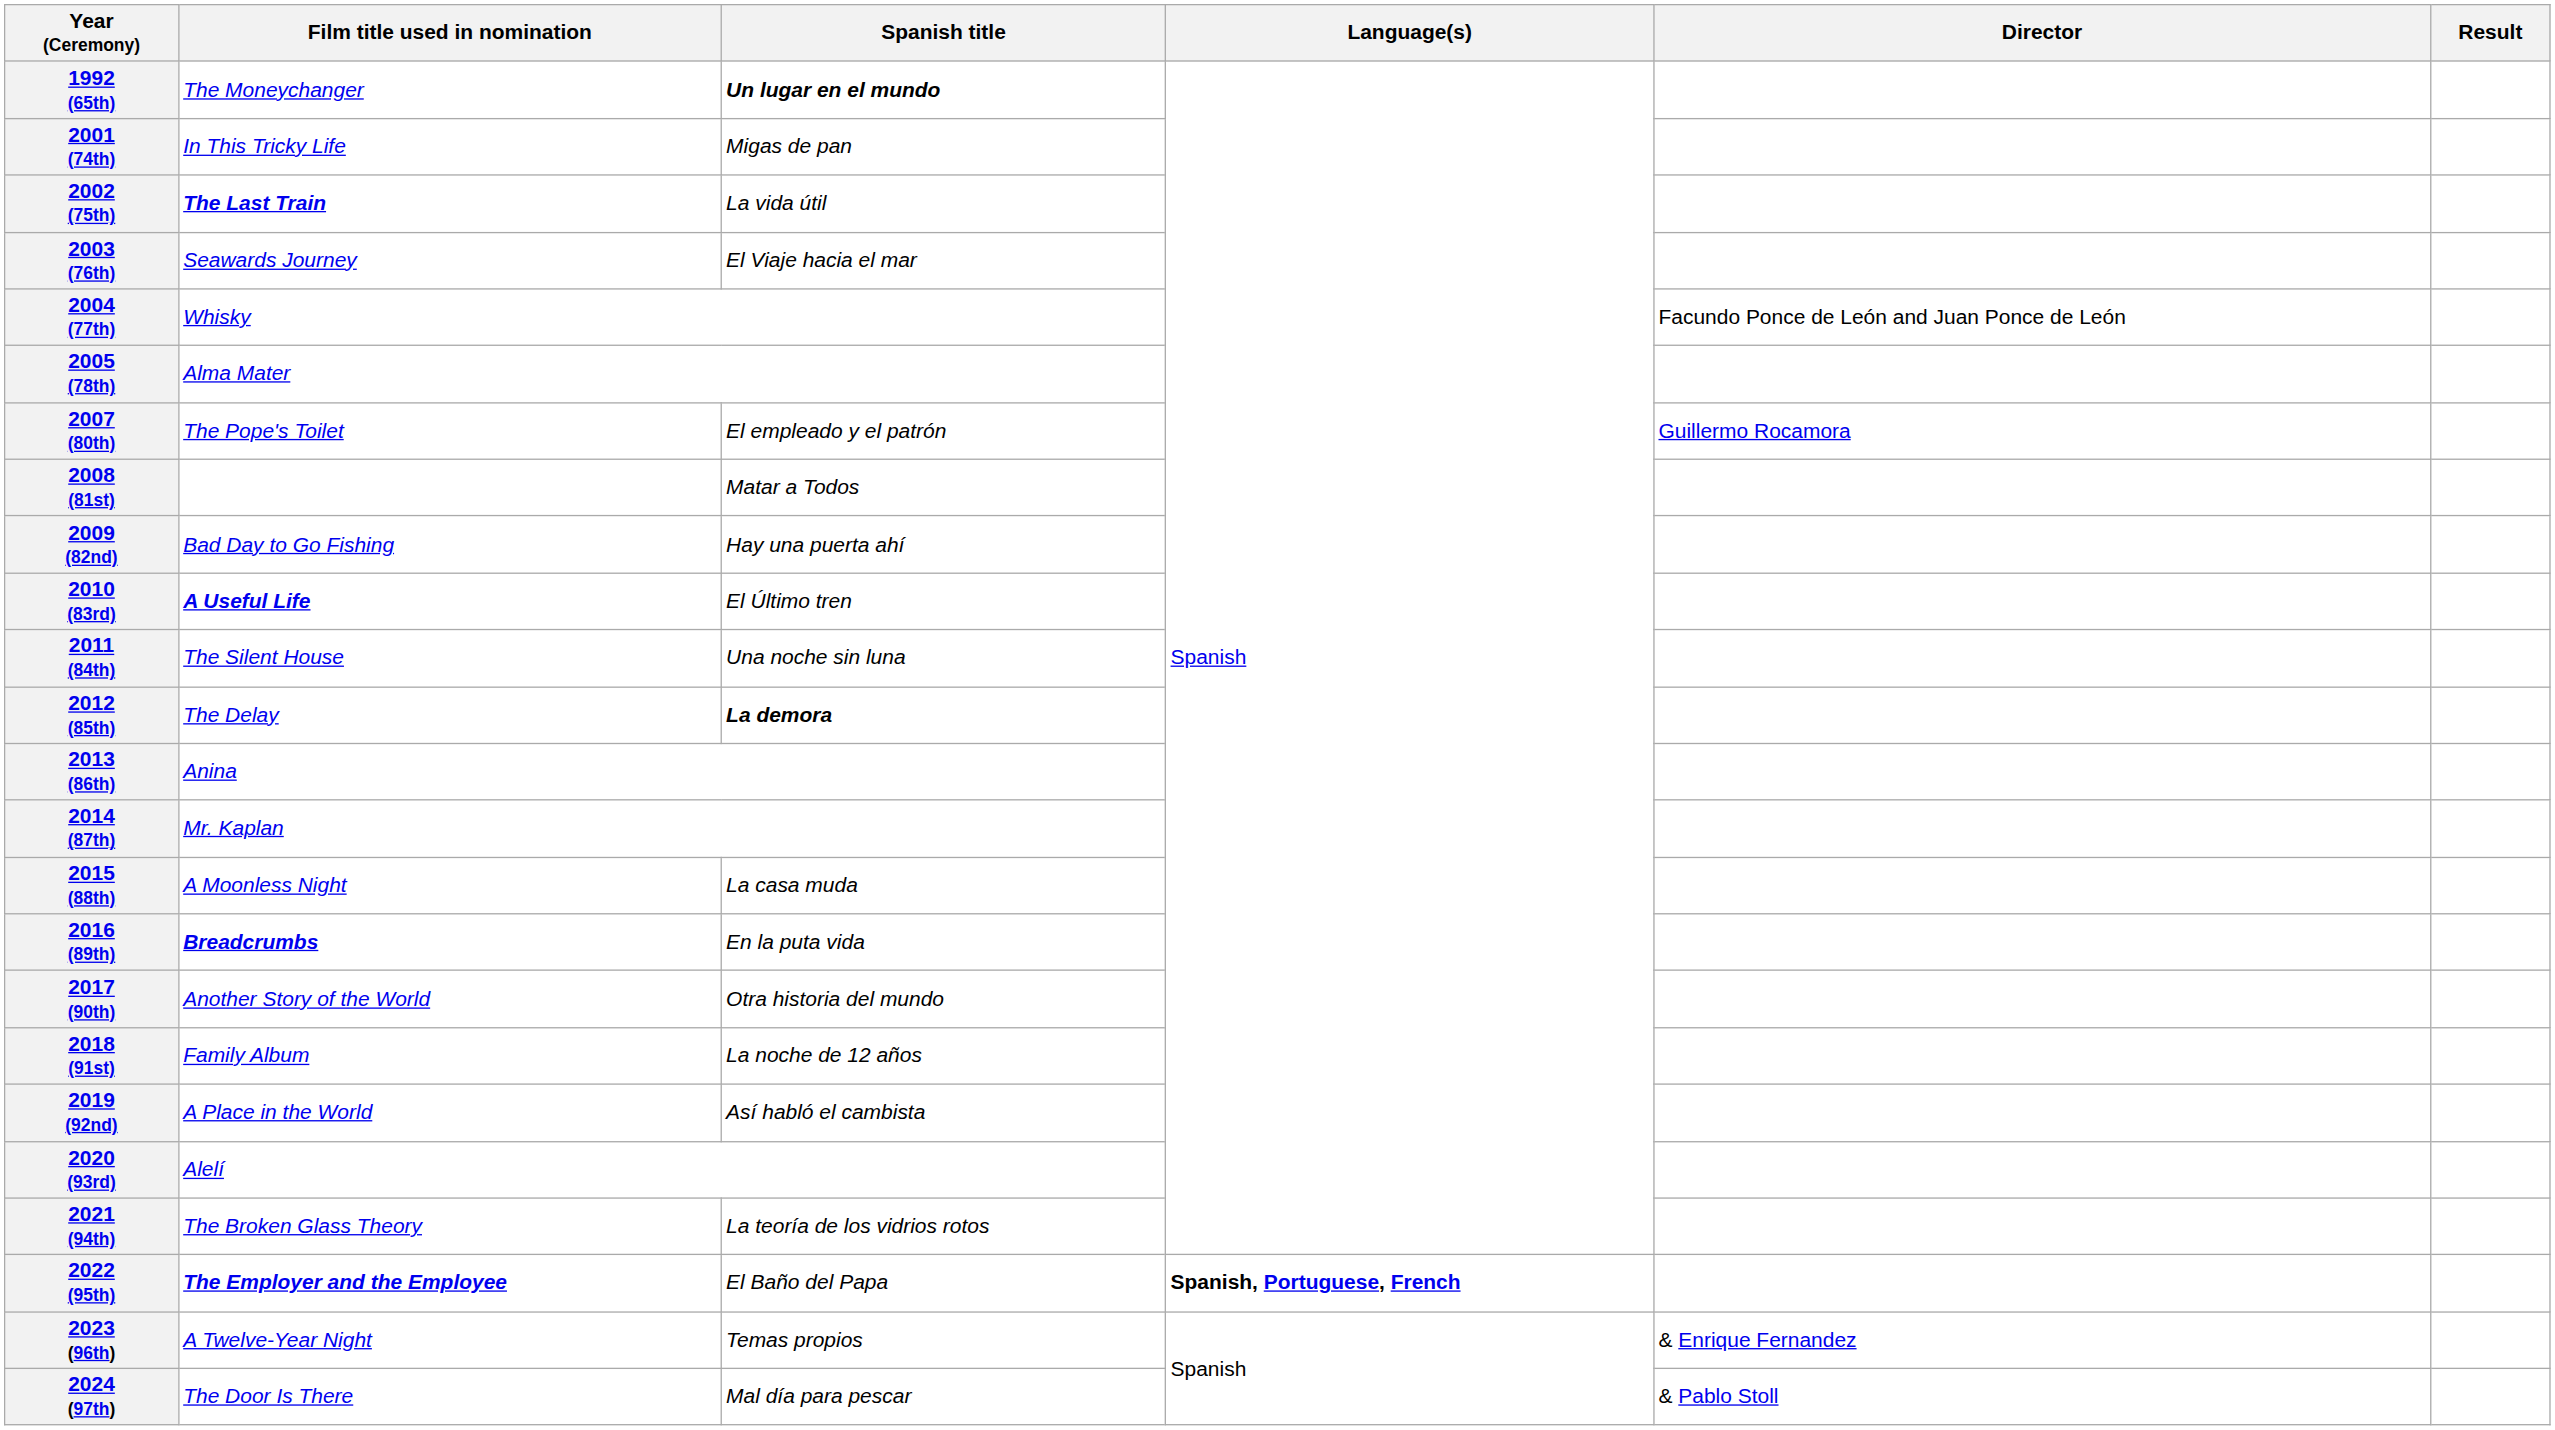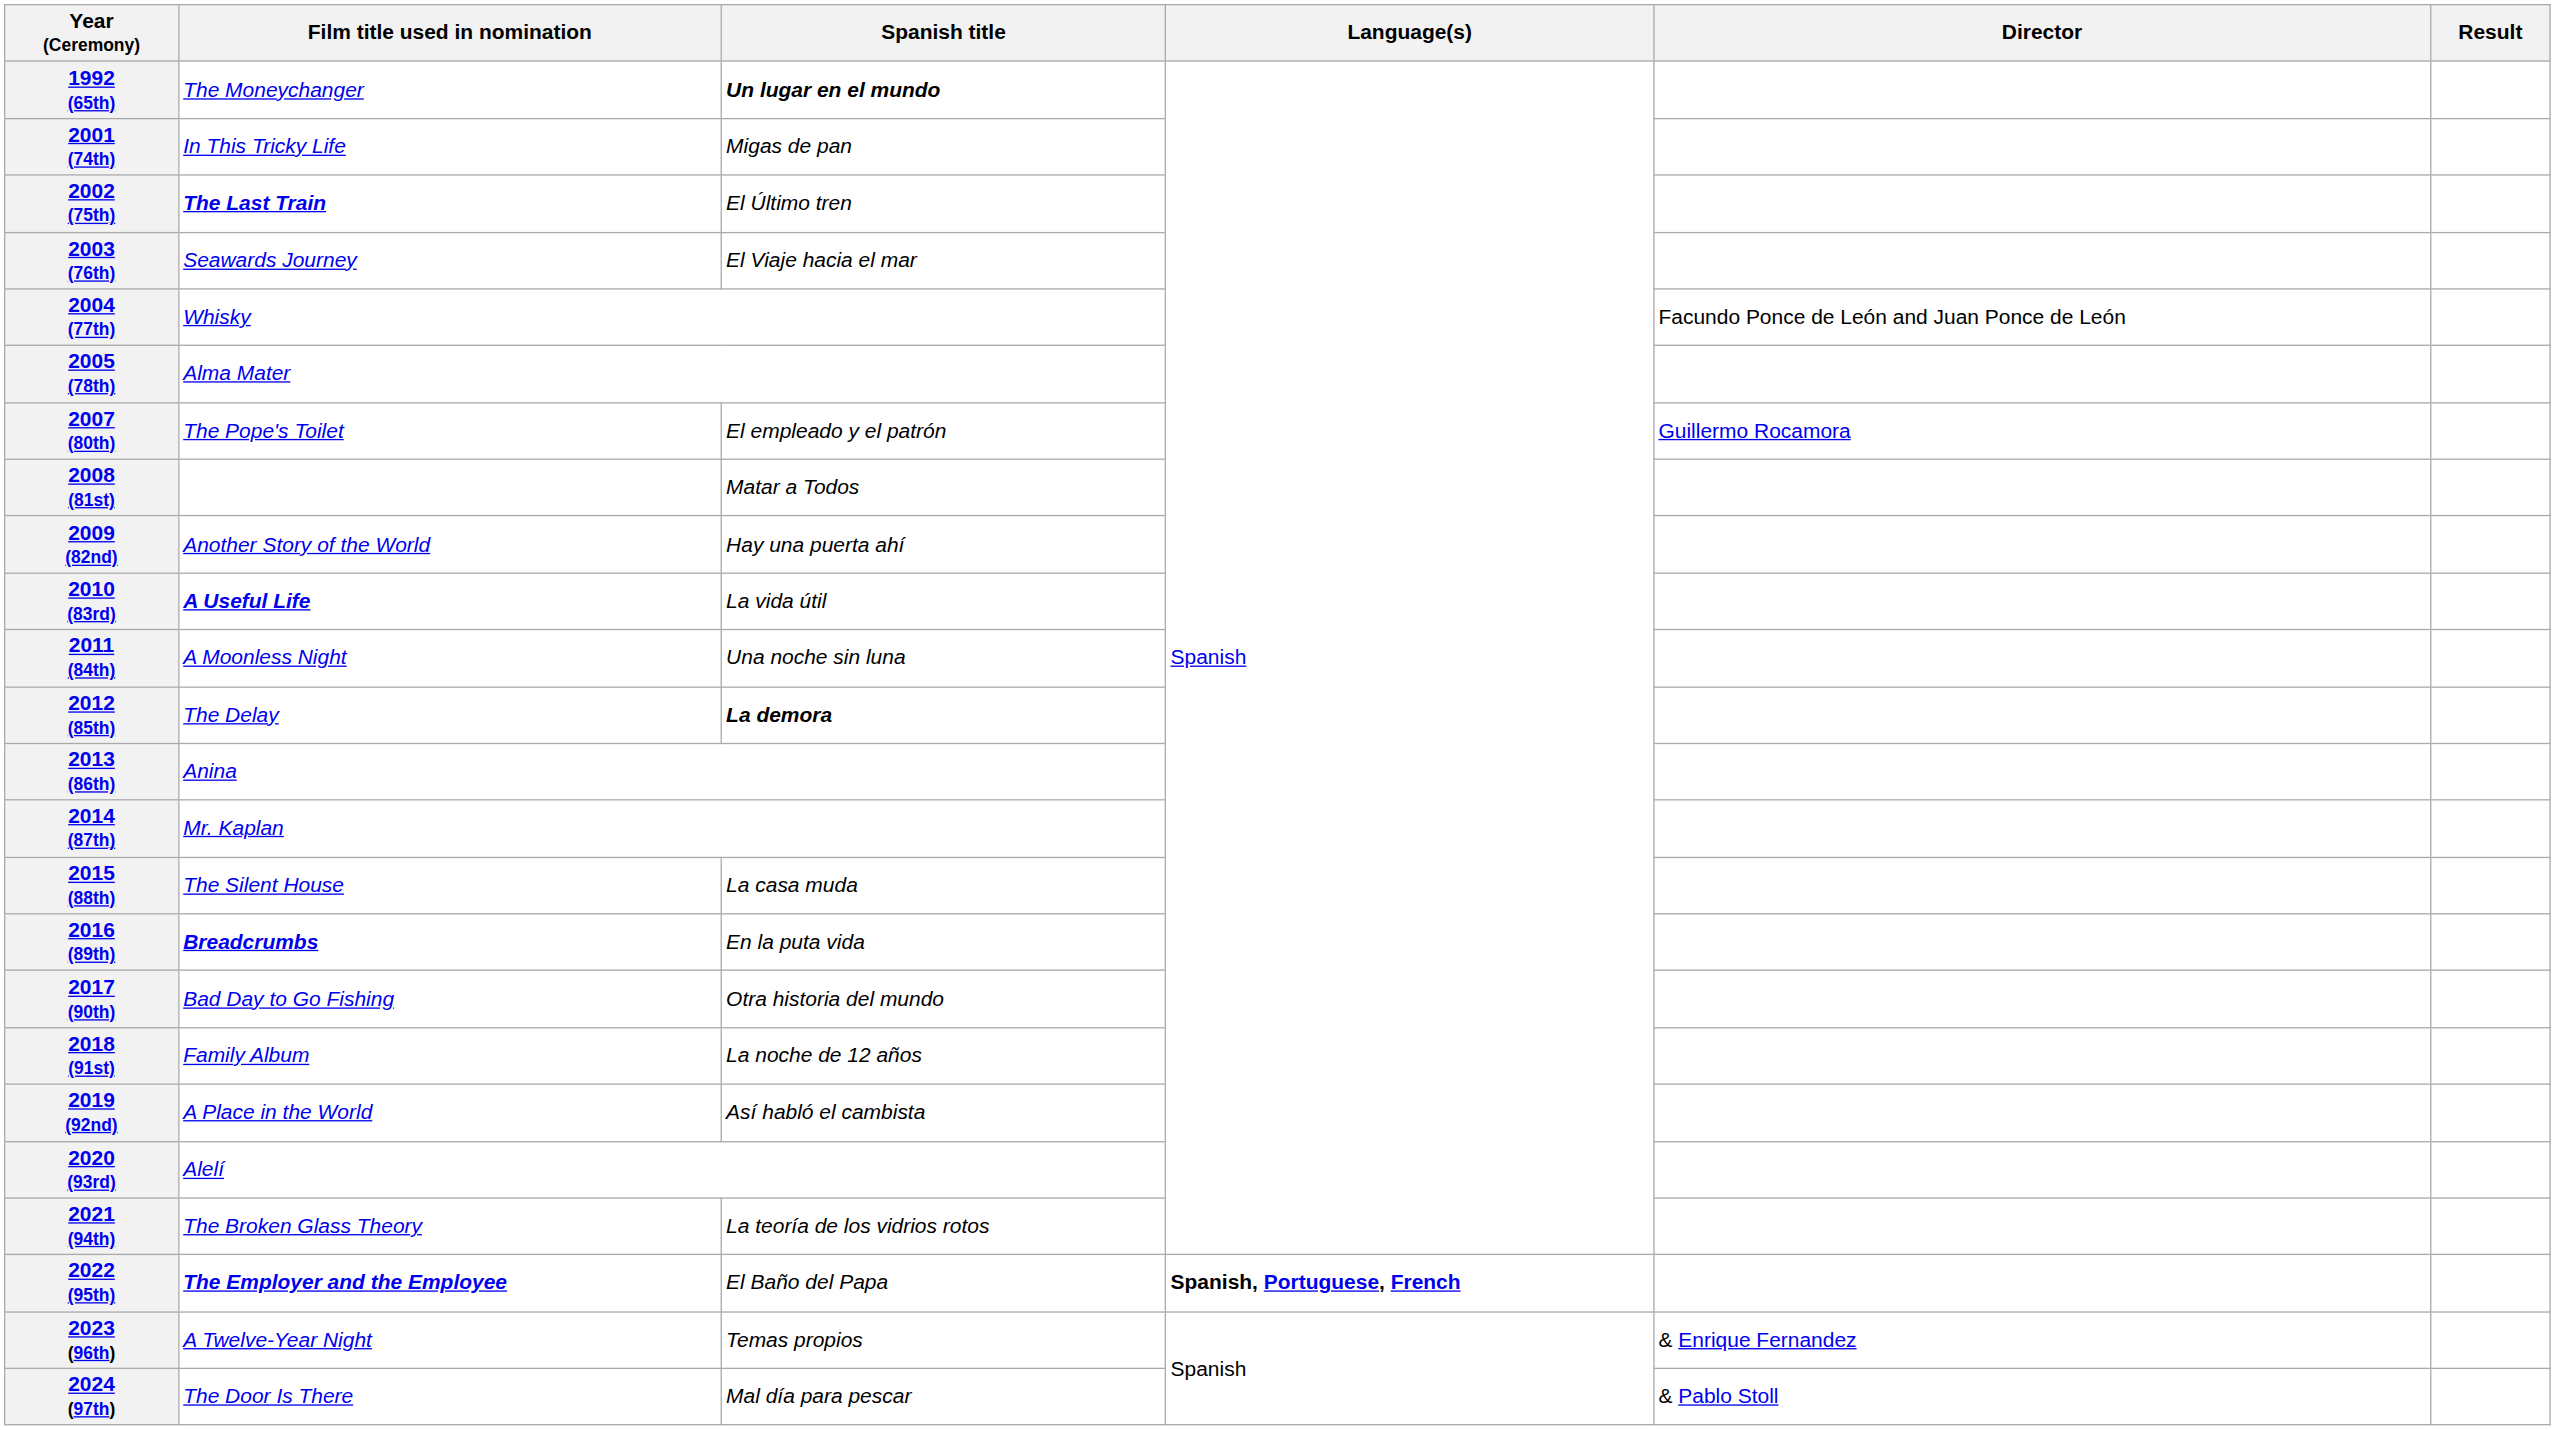(776, 203) La vida útil -> (789, 203) El Último tren
(289, 544) Bad Day to Go Fishing -> (307, 544) Another Story of the World
(789, 601) El Último tren -> (776, 601) La vida útil
(264, 657) The Silent House -> (265, 657) A Moonless Night
(265, 885) A Moonless Night -> (264, 885) The Silent House
(307, 998) Another Story of the World -> (289, 998) Bad Day to Go Fishing
